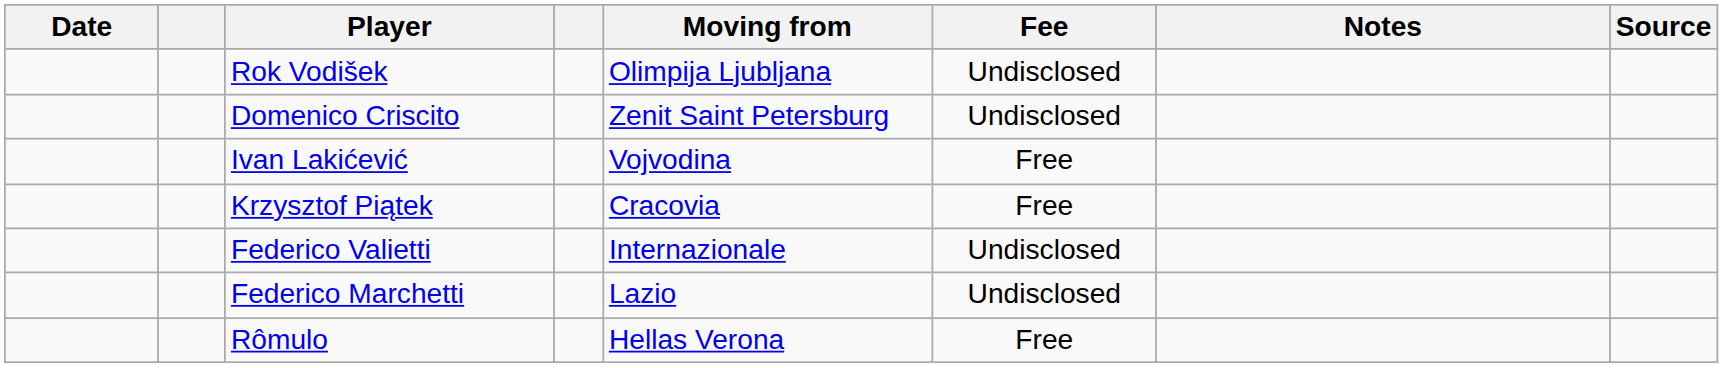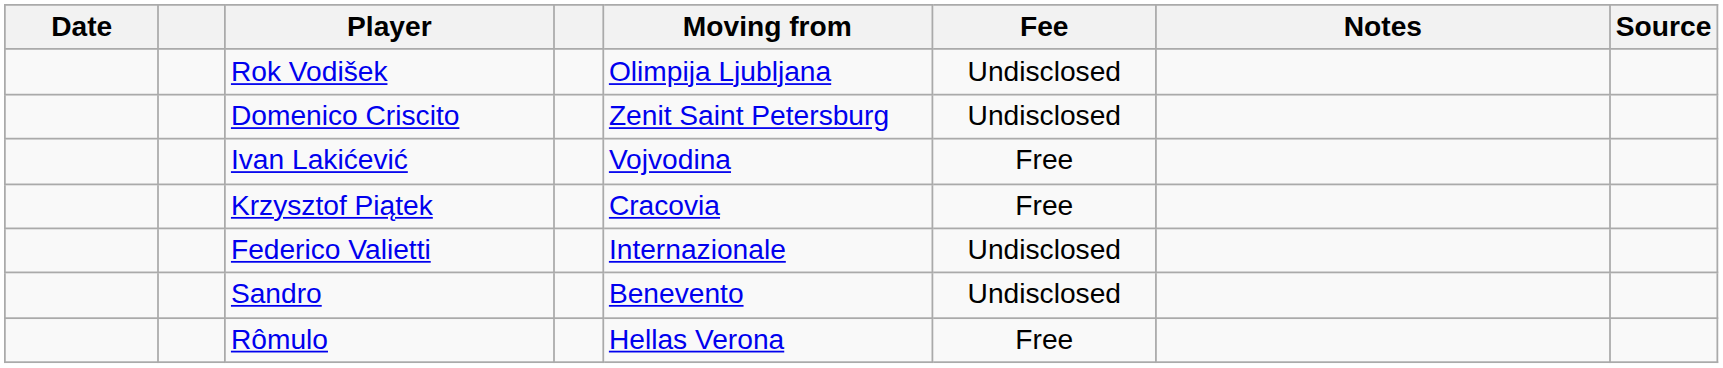- row: (348, 294)
+ row: (276, 294)
